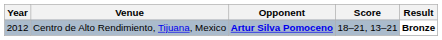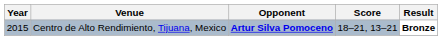(18, 28) 2012 -> (18, 28) 2015
